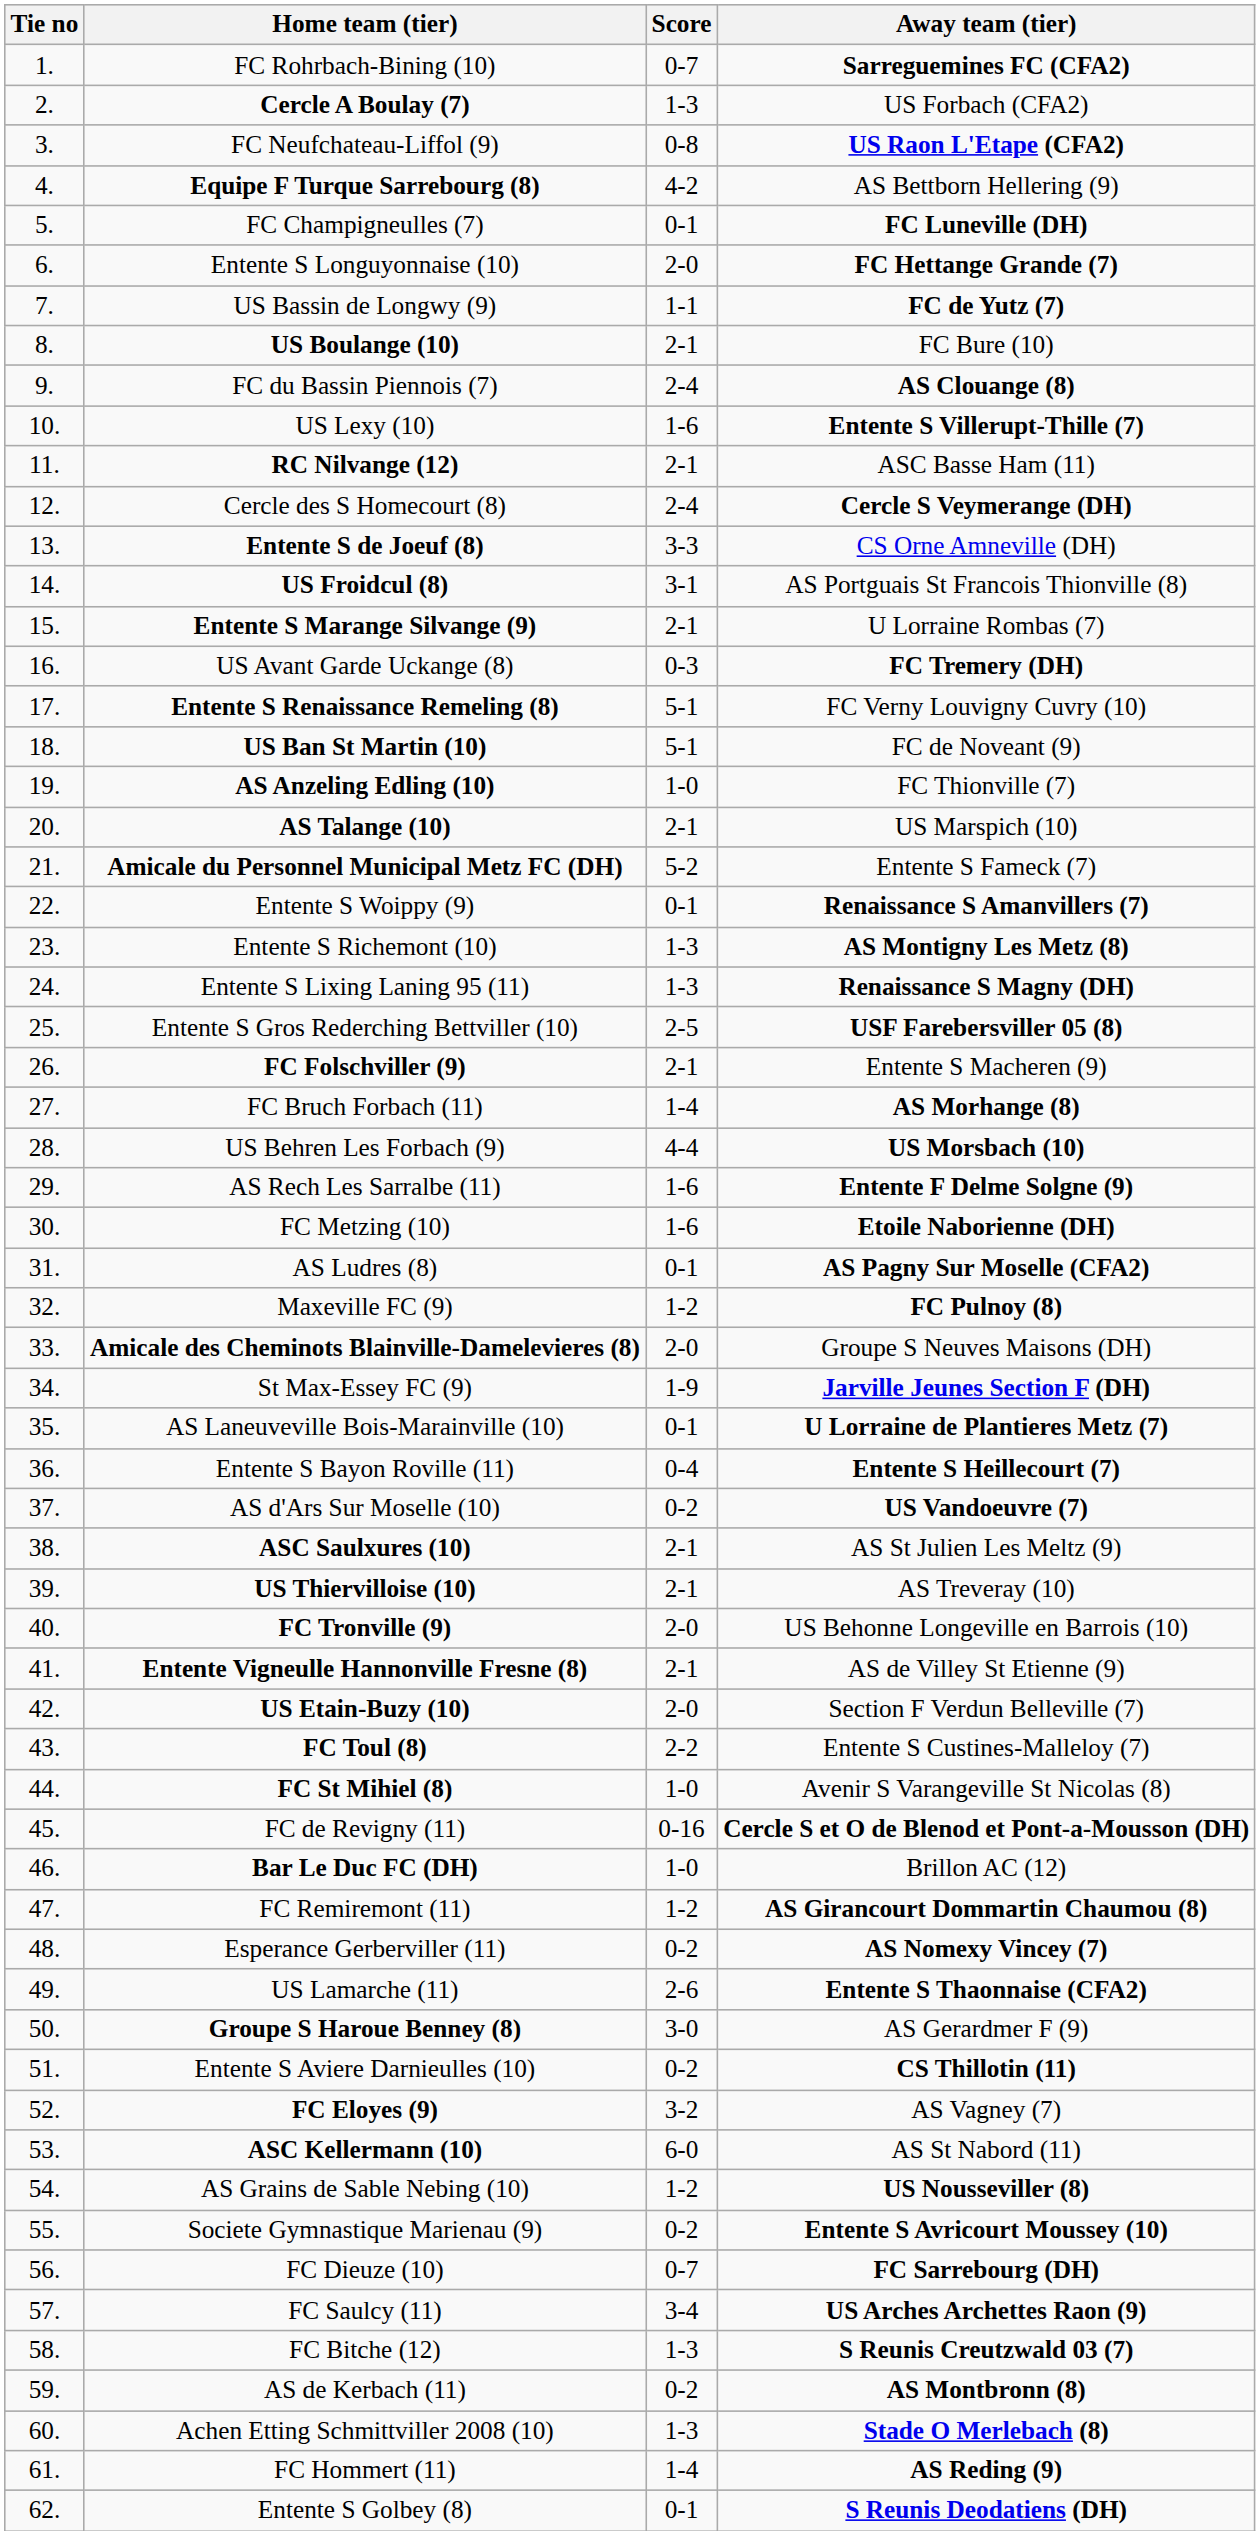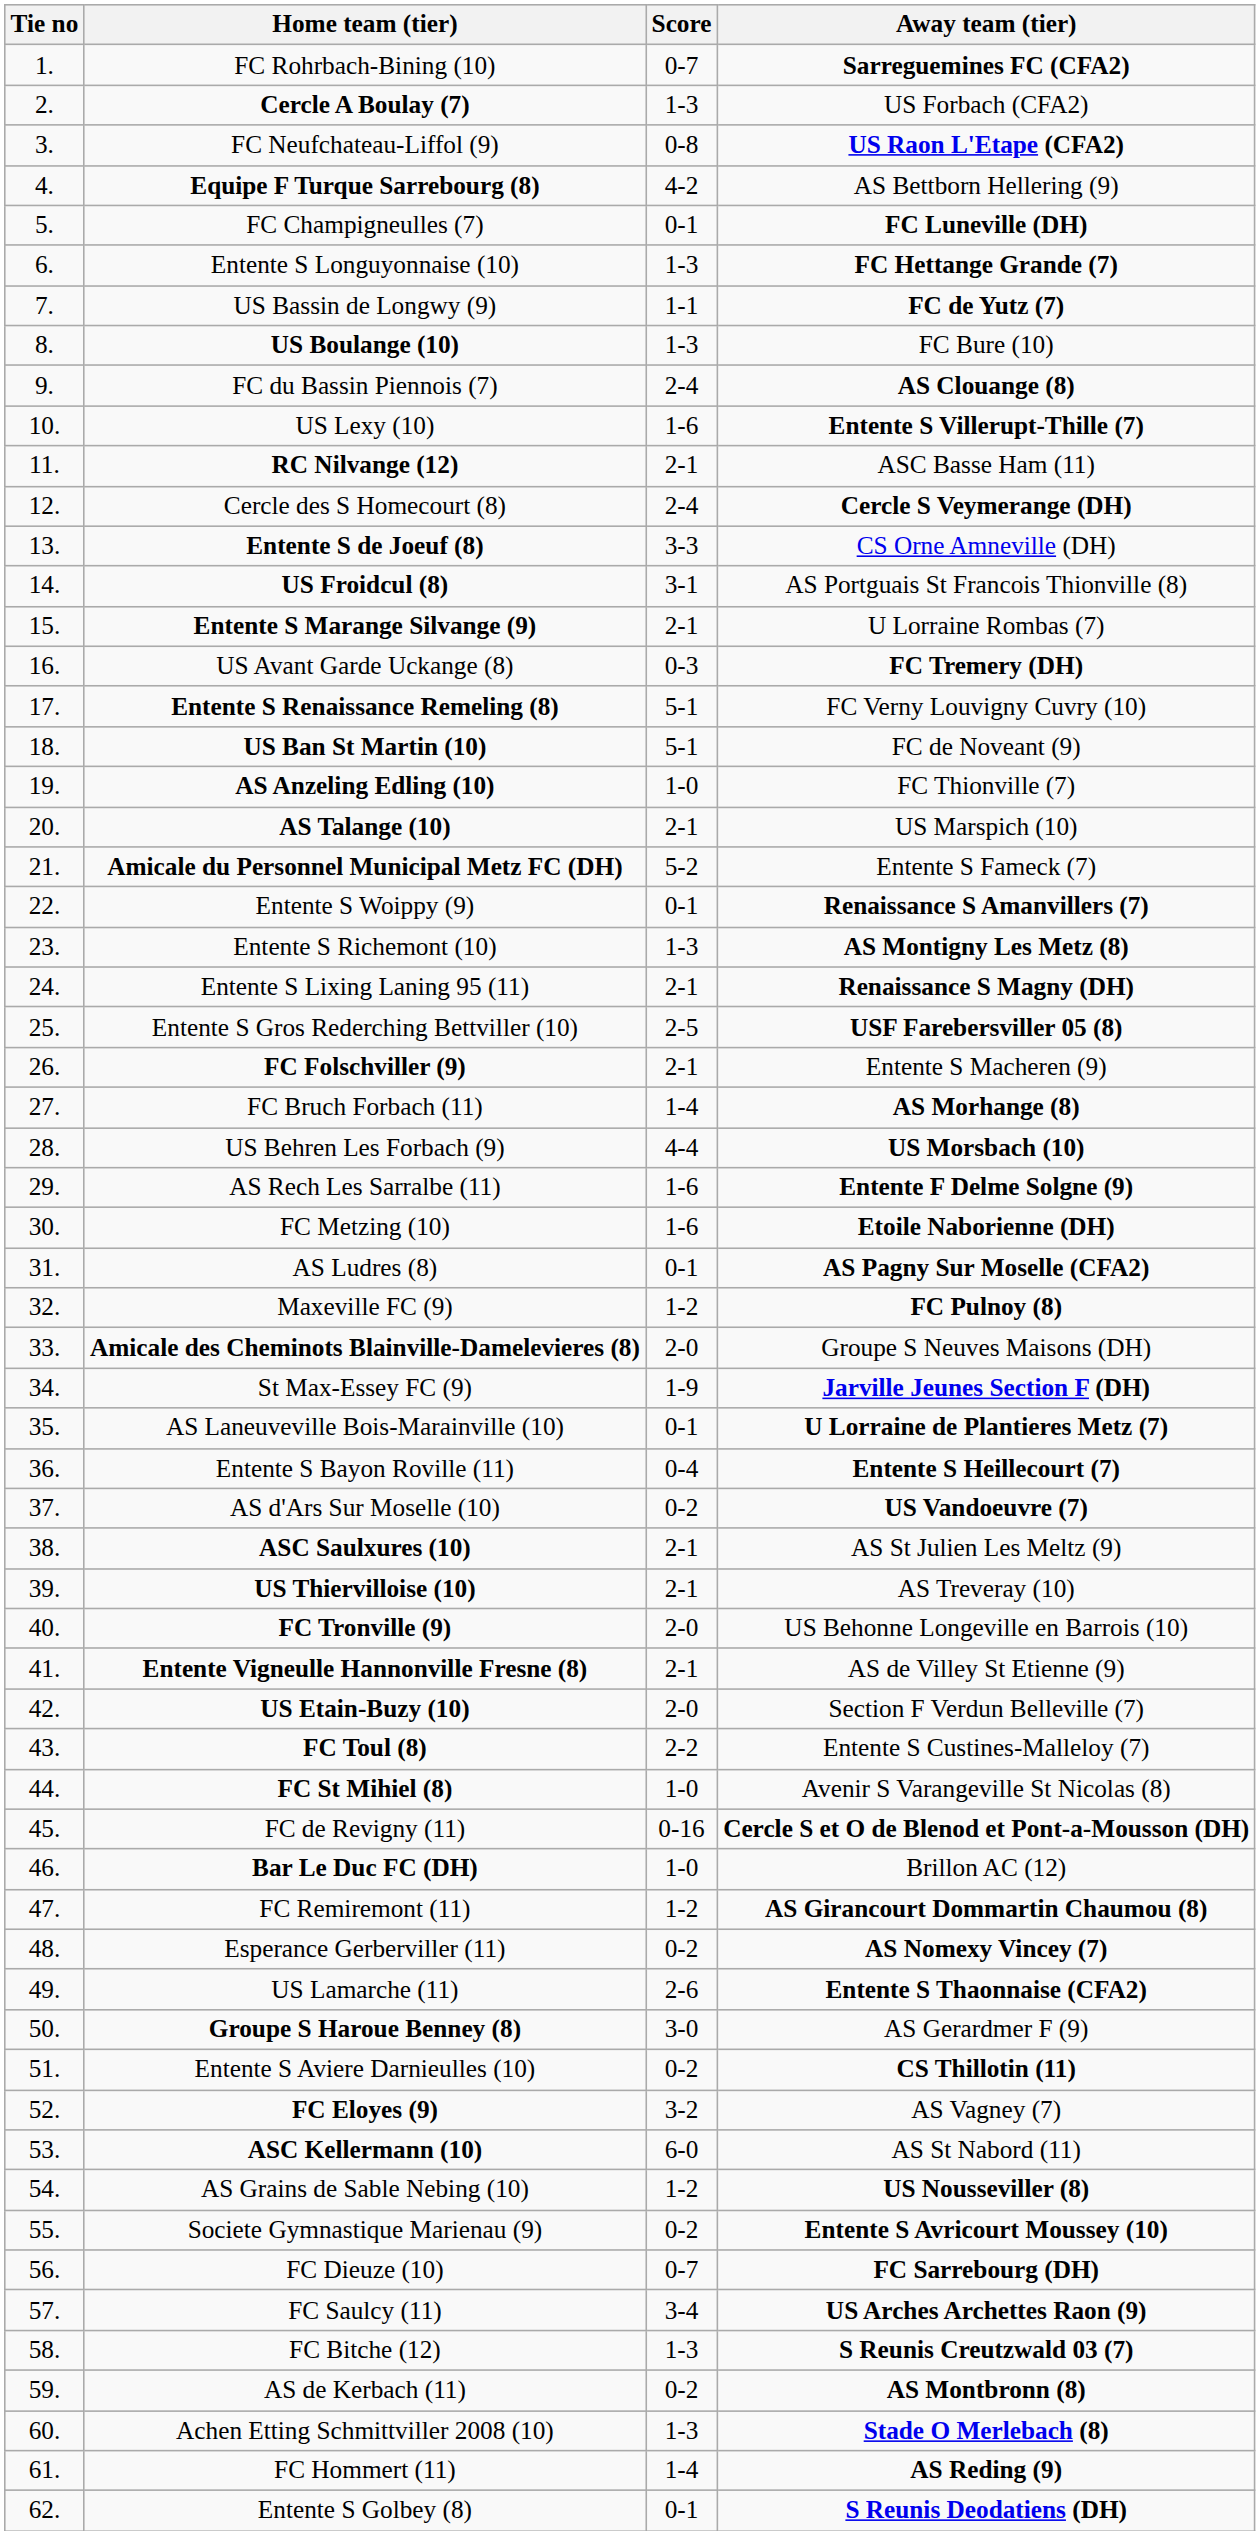(682, 265) 2-0 -> (682, 265) 1-3
(682, 345) 2-1 -> (682, 345) 1-3
(682, 986) 1-3 -> (682, 986) 2-1
